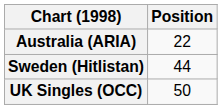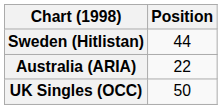rows swapped: (76, 41) <-> (76, 66)
